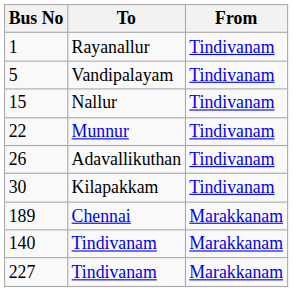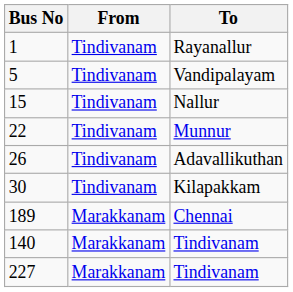columns swapped: (236, 18) <-> (126, 18)
